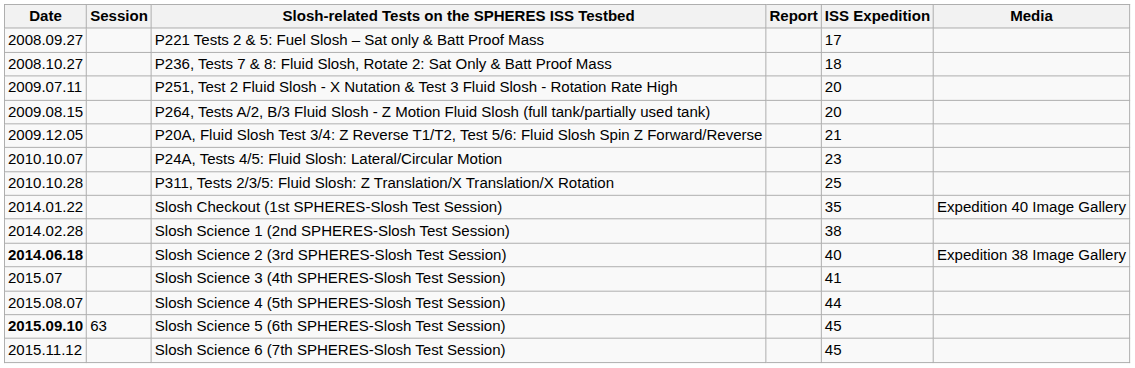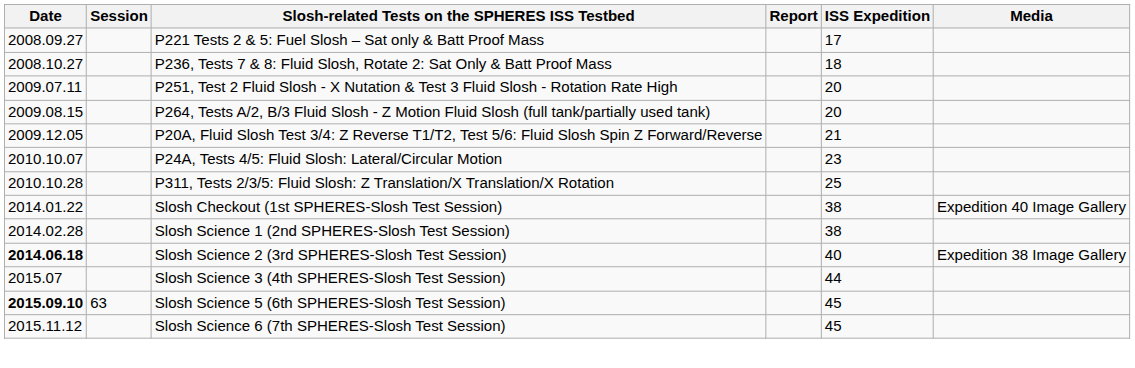(833, 207) 35 -> (833, 207) 38
(833, 278) 41 -> (833, 278) 44
- row: (330, 302)
